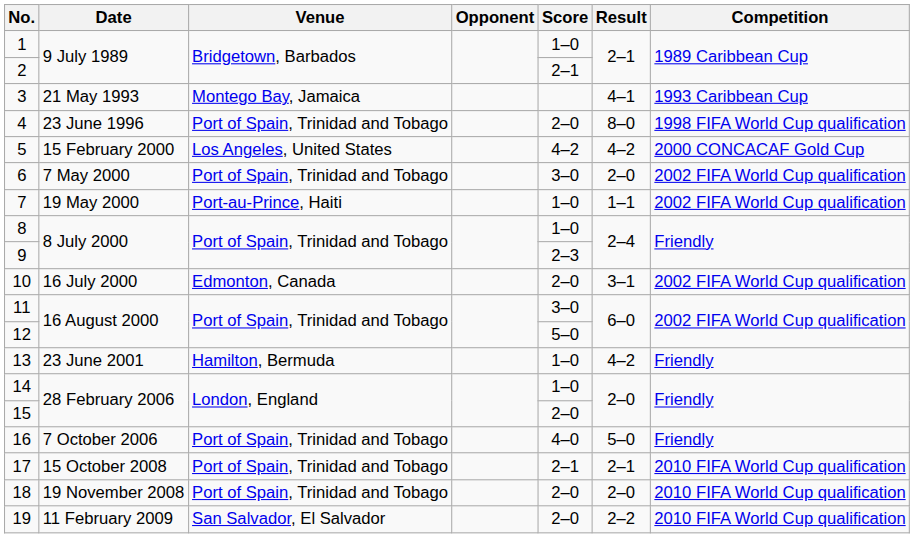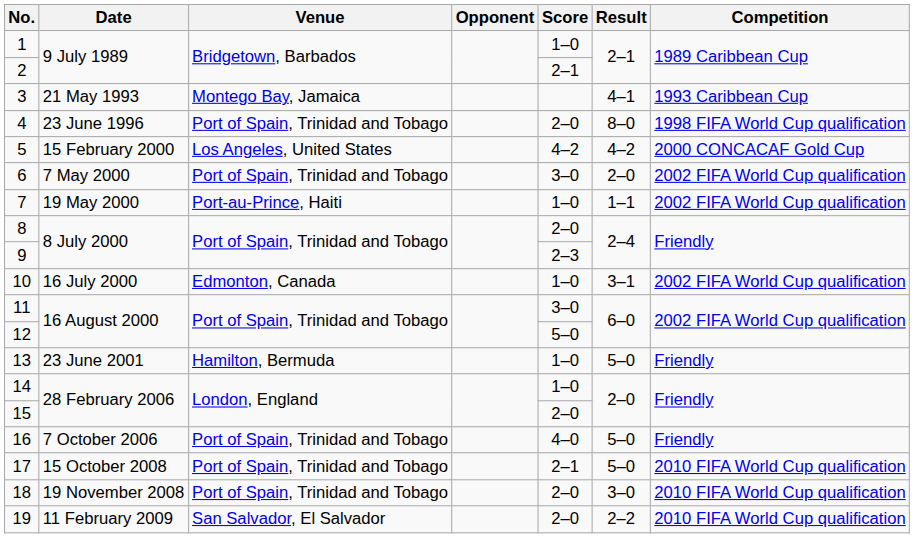(565, 228) 1–0 -> (565, 228) 2–0
(565, 281) 2–0 -> (565, 281) 1–0
(621, 360) 4–2 -> (621, 360) 5–0
(621, 466) 2–1 -> (621, 466) 5–0
(621, 492) 2–0 -> (621, 492) 3–0
